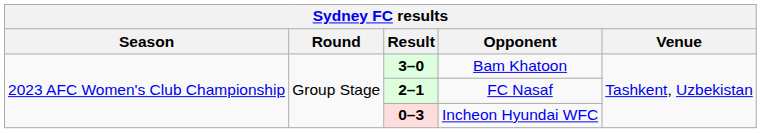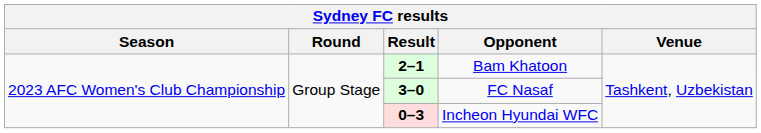(411, 66) 3–0 -> (411, 66) 2–1
(411, 90) 2–1 -> (411, 90) 3–0
